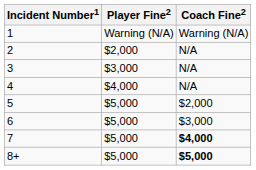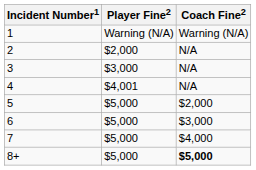(121, 86) $4,000 -> (121, 86) $4,001
(196, 138) bold -> (196, 138) normal
